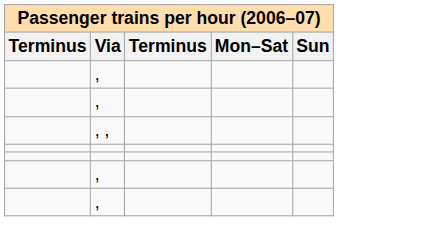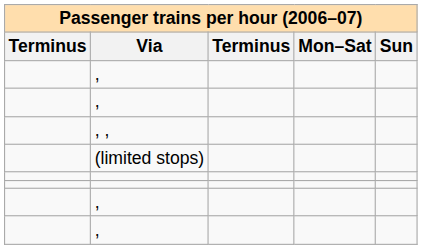+ row: (48, 158)
